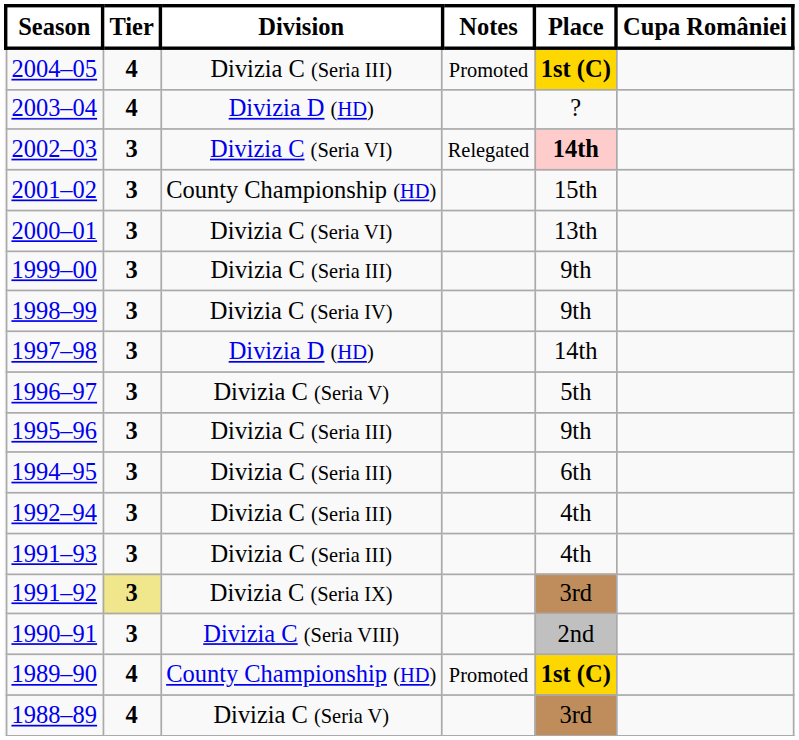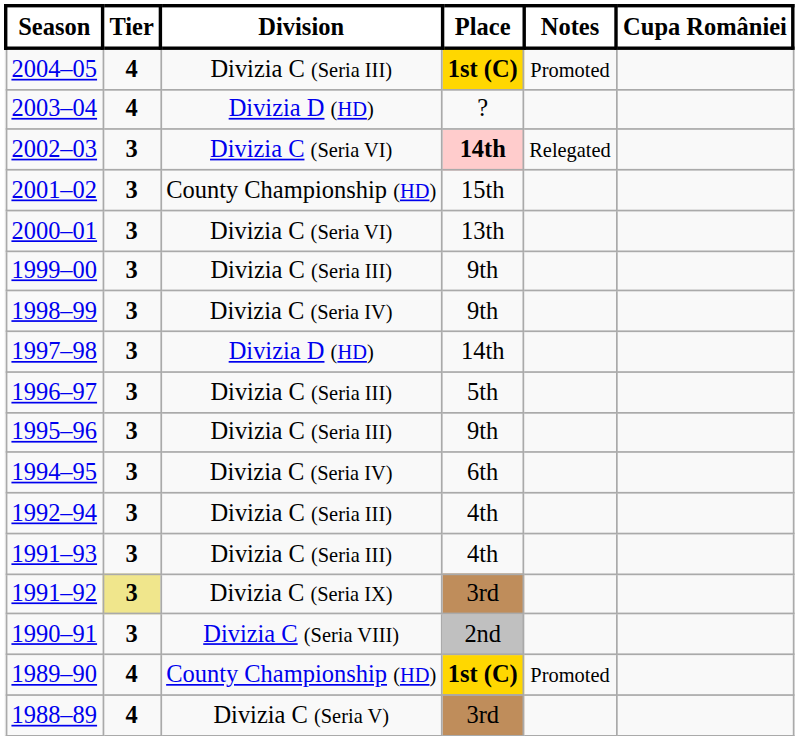columns swapped: (576, 26) <-> (488, 26)
(301, 391) Divizia C (Seria V) -> (301, 391) Divizia C (Seria III)
(301, 472) Divizia C (Seria III) -> (301, 472) Divizia C (Seria IV)
